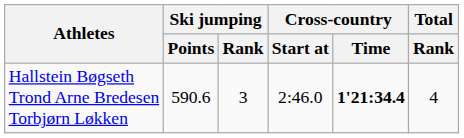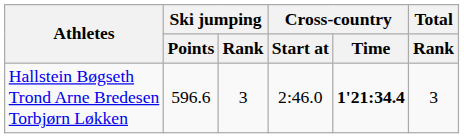(191, 98) 590.6 -> (191, 98) 596.6
(434, 98) 4 -> (434, 98) 3
